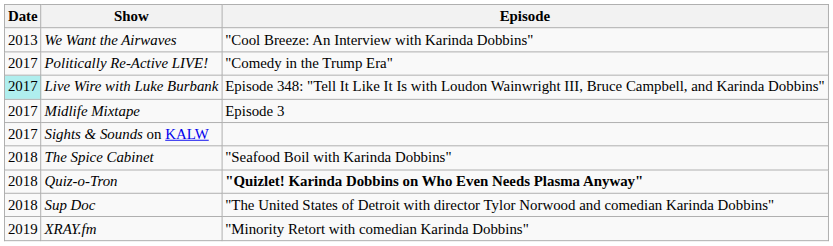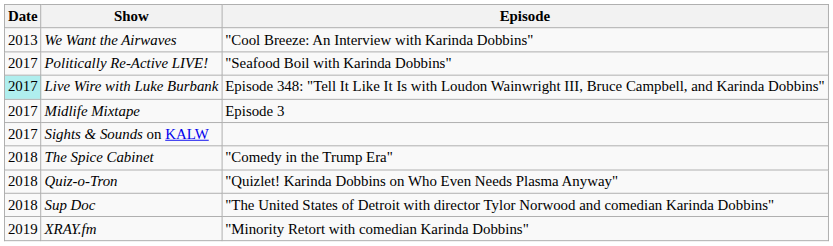(309, 63) "Comedy in the Trump Era" -> (338, 63) "Seafood Boil with Karinda Dobbins"
(338, 157) "Seafood Boil with Karinda Dobbins" -> (309, 157) "Comedy in the Trump Era"
(434, 181) bold -> (422, 181) normal
